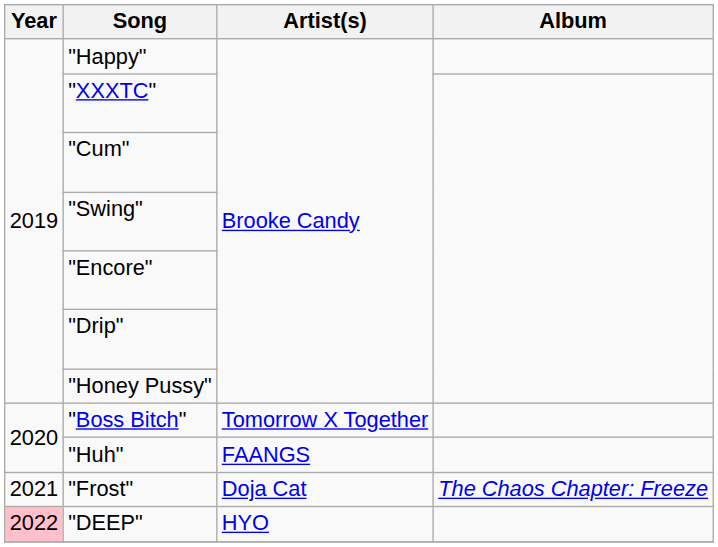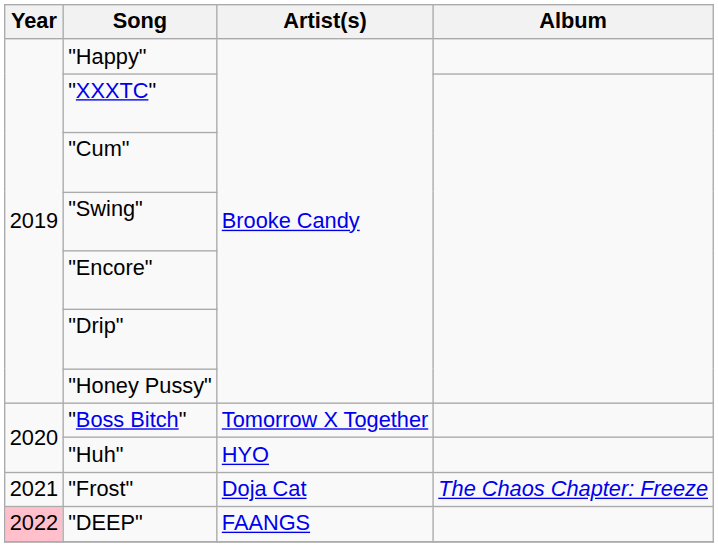(266, 454) FAANGS -> (245, 454) HYO
(245, 523) HYO -> (266, 523) FAANGS
